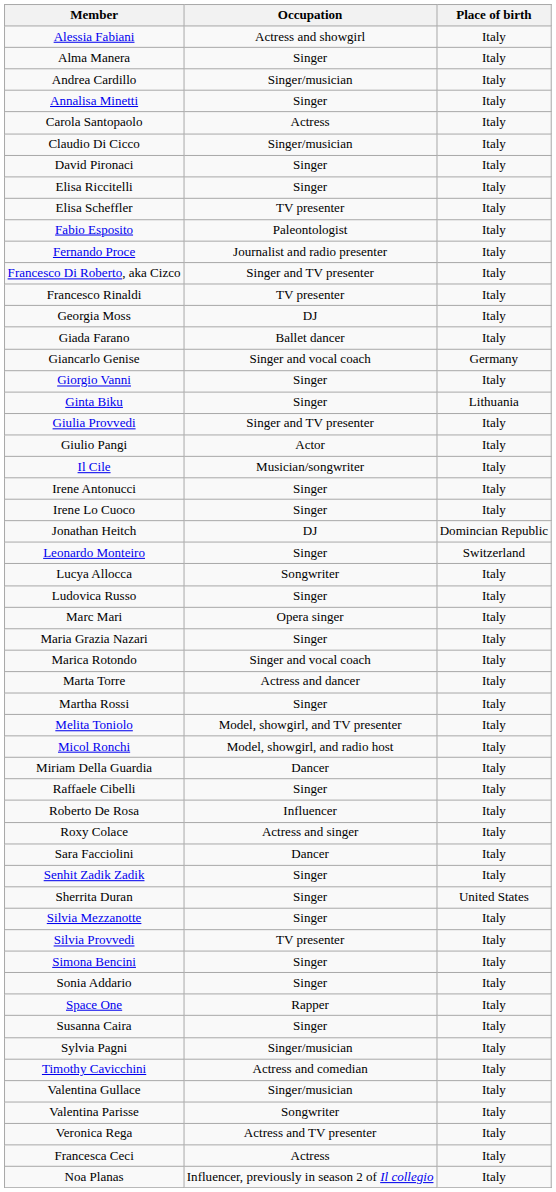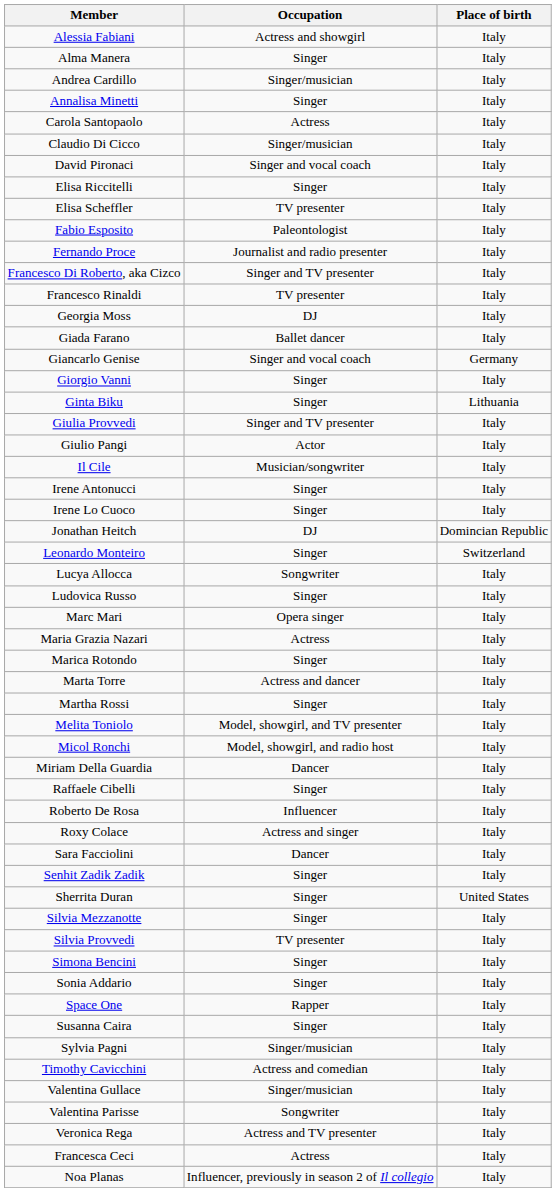(310, 165) Singer -> (310, 165) Singer and vocal coach
(310, 639) Singer -> (310, 639) Actress
(310, 660) Singer and vocal coach -> (310, 660) Singer
